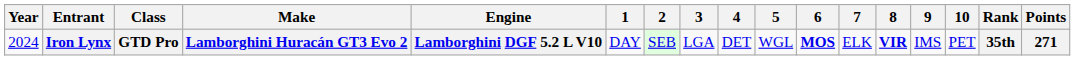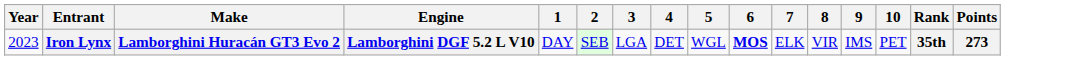- column: (148, 16)
(23, 41) 2024 -> (23, 41) 2023
(893, 41) bold -> (825, 41) normal
(1046, 41) 271 -> (977, 41) 273
